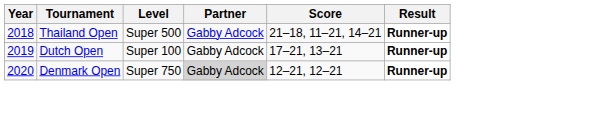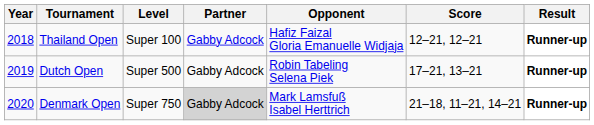+ column: (336, 14)
(154, 33) Super 500 -> (154, 40) Super 100
(325, 33) 21–18, 11–21, 14–21 -> (446, 40) 12–21, 12–21
(154, 52) Super 100 -> (154, 72) Super 500
(306, 71) 12–21, 12–21 -> (465, 104) 21–18, 11–21, 14–21
